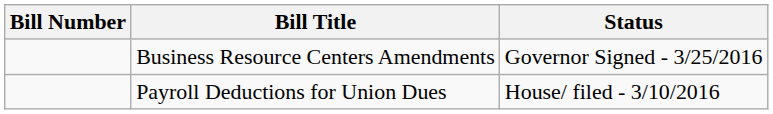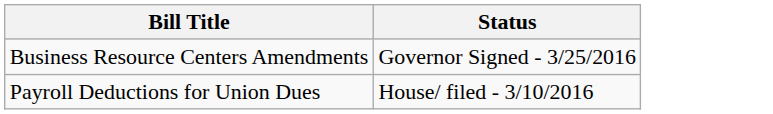- column: (68, 21)
